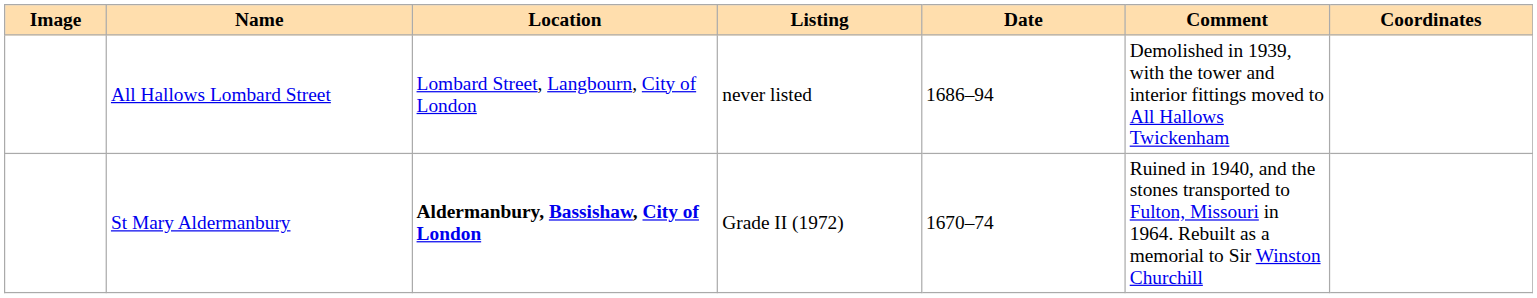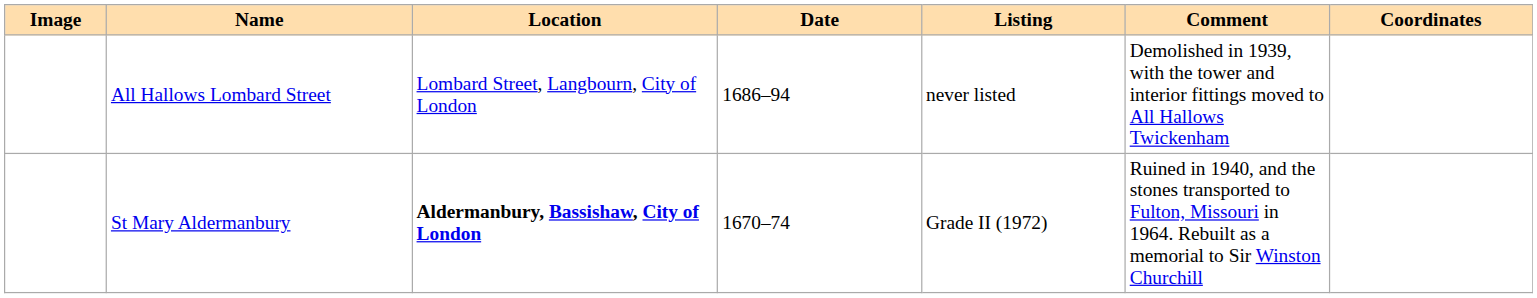columns swapped: (1023, 19) <-> (820, 19)
